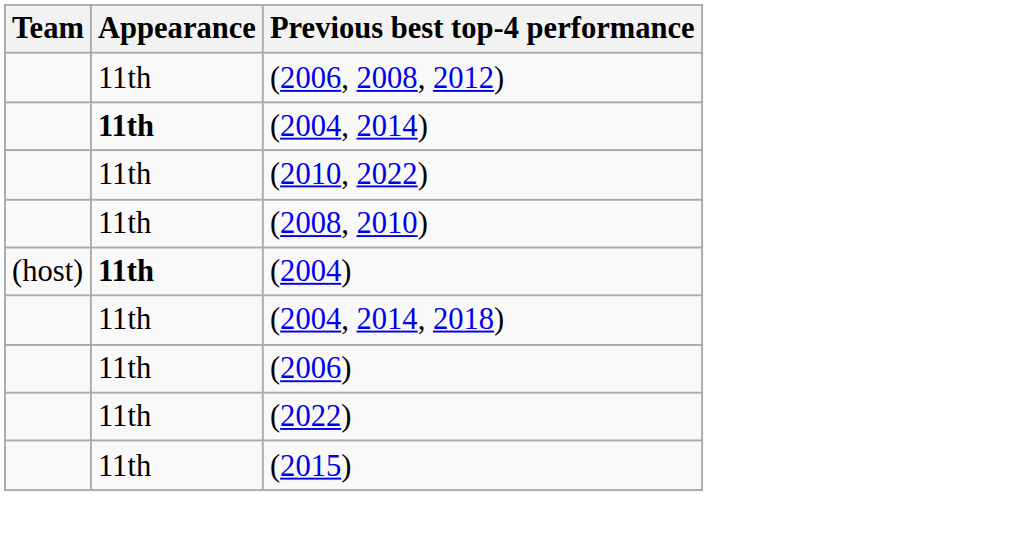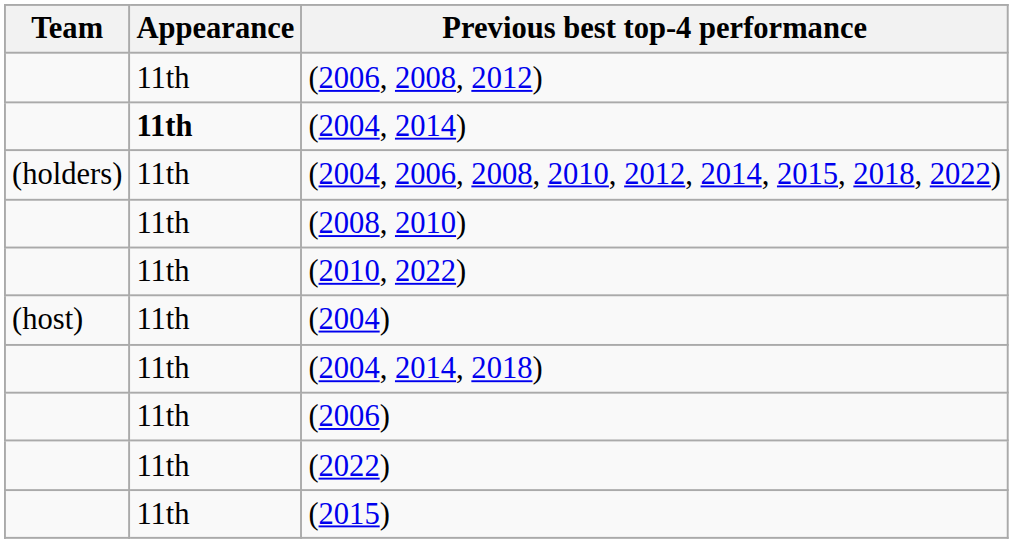+ row: (655, 174)
rows swapped: (349, 222) <-> (349, 174)
(126, 271) bold -> (163, 319) normal
